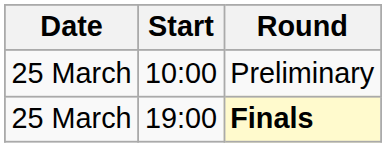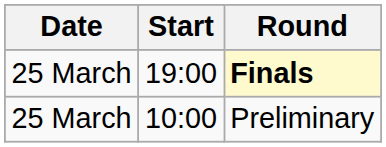rows swapped: (302, 73) <-> (272, 118)
